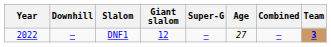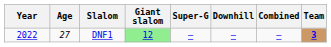columns swapped: (241, 16) <-> (72, 16)
(163, 35) no background -> (148, 35) lightgreen background
